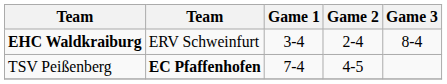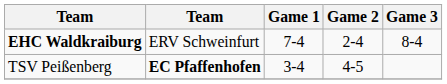(294, 41) 3-4 -> (294, 41) 7-4
(294, 66) 7-4 -> (294, 66) 3-4
